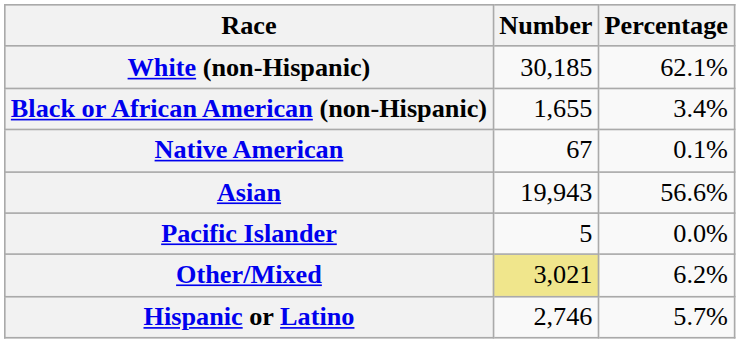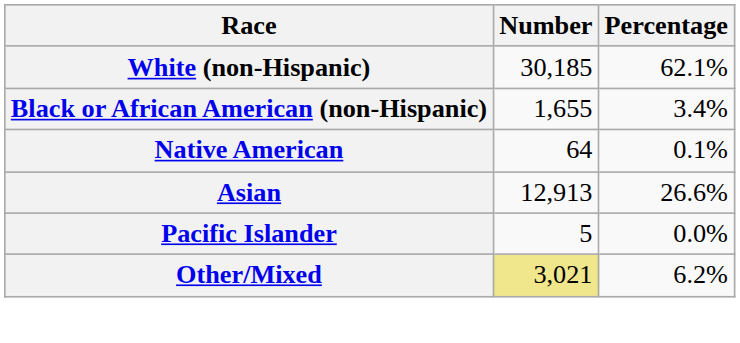(579, 150) 67 -> (579, 150) 64
(556, 191) 19,943 -> (556, 191) 12,913
(694, 191) 56.6% -> (694, 191) 26.6%
- row: (249, 316)
